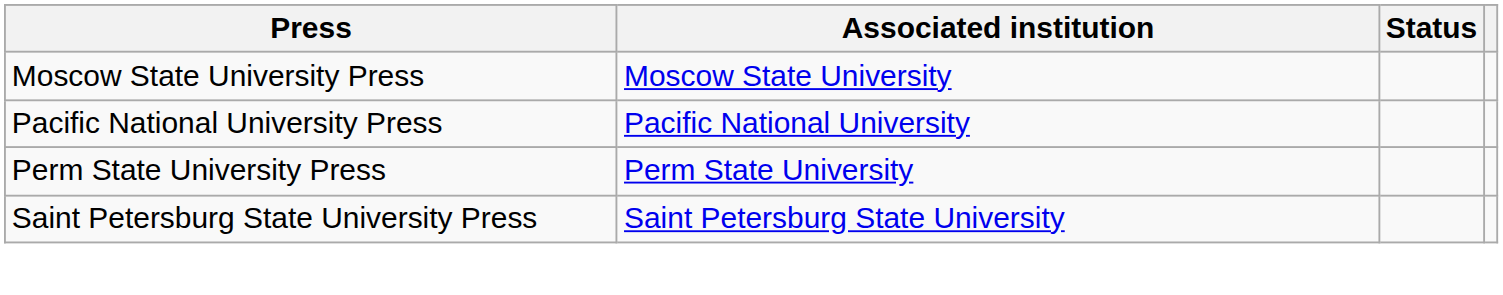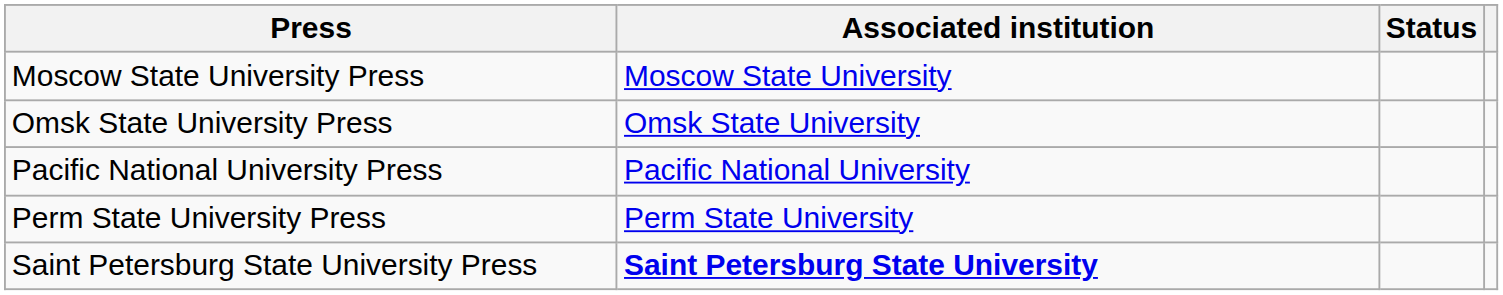+ row: (202, 123)
(844, 218) normal -> (861, 265) bold
